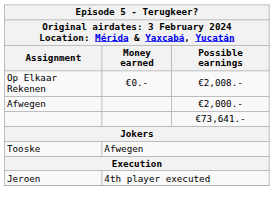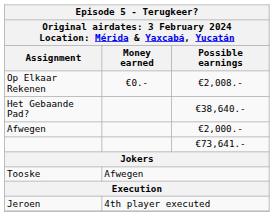+ row: (40, 109)
